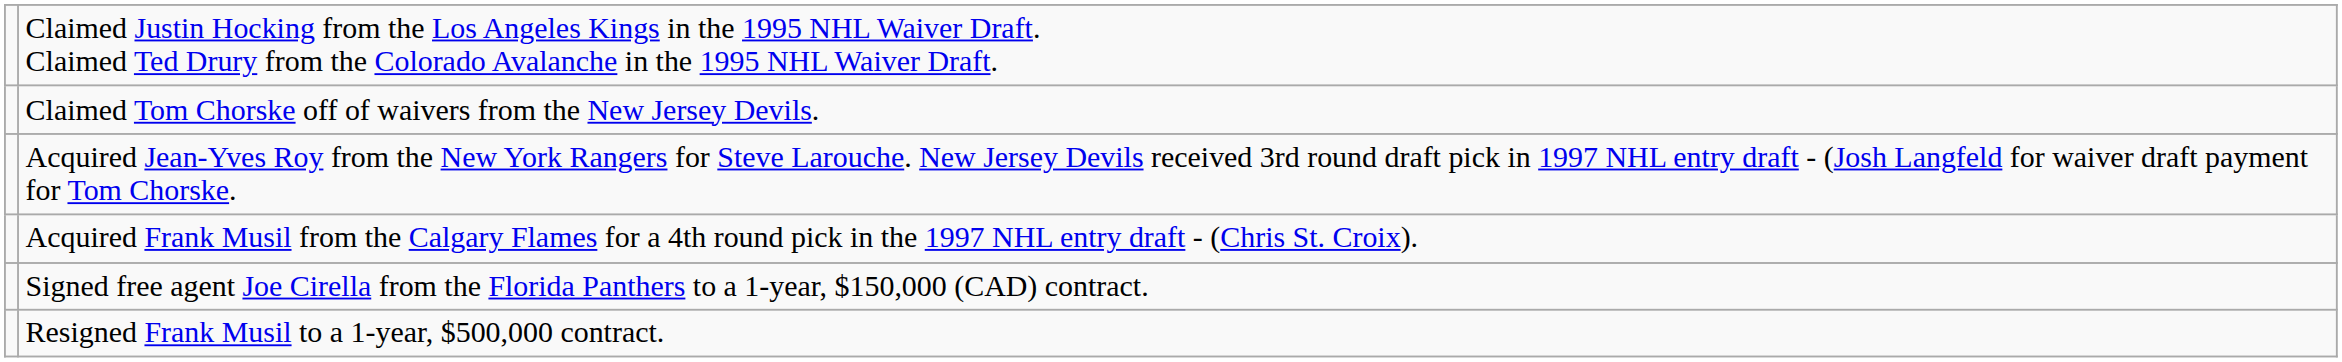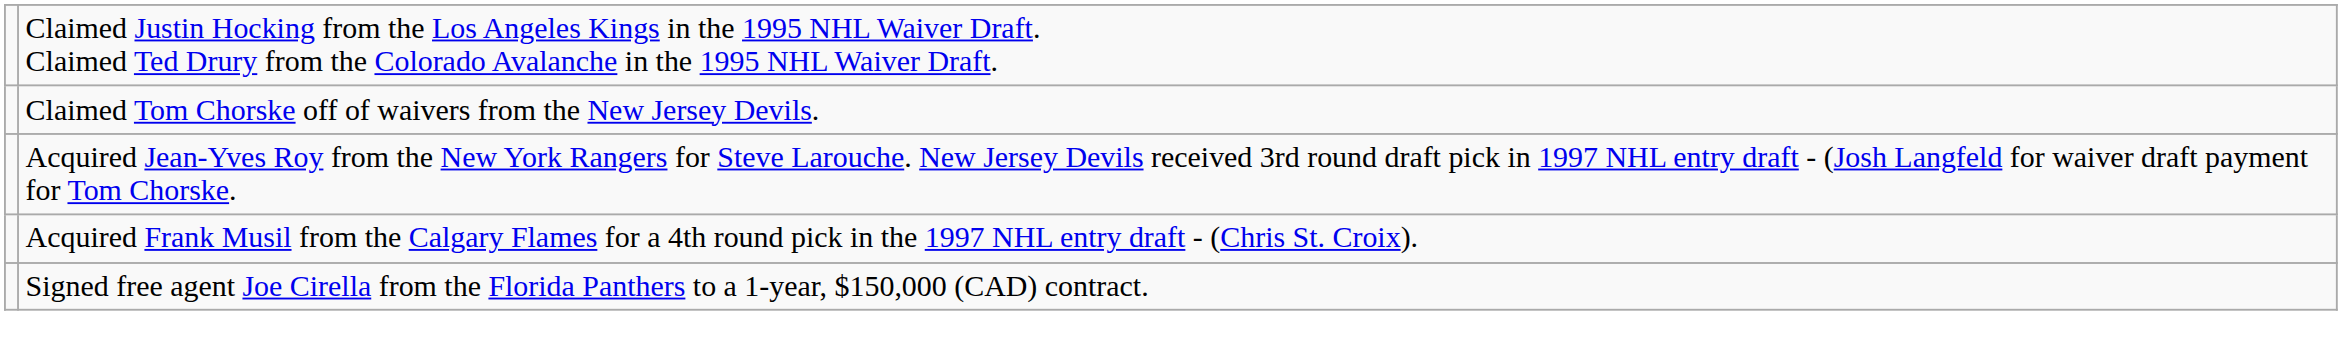- row: (345, 332)
